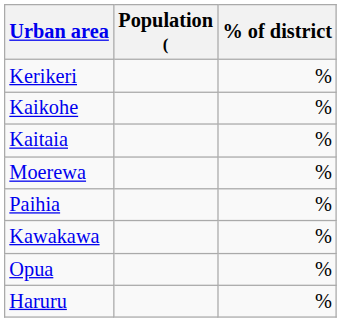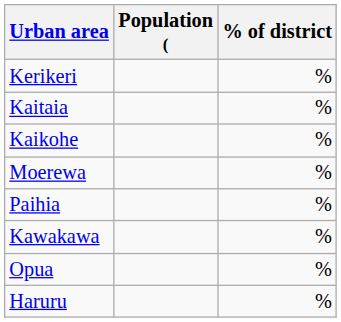rows swapped: (39, 140) <-> (44, 107)
